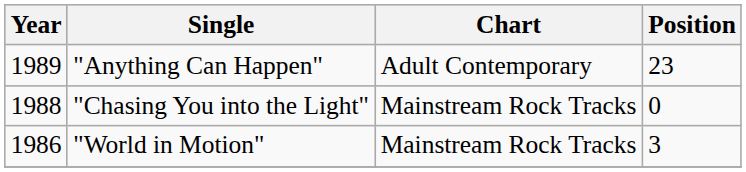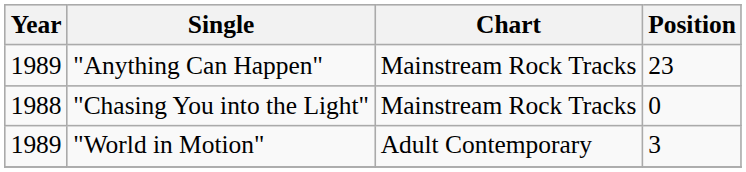(486, 65) Adult Contemporary -> (509, 65) Mainstream Rock Tracks
(36, 145) 1986 -> (36, 145) 1989
(509, 145) Mainstream Rock Tracks -> (486, 145) Adult Contemporary
